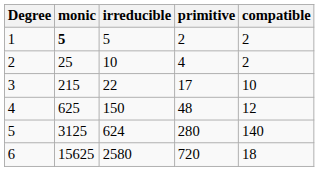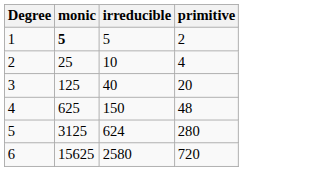- column: (276, 16)
(69, 85) 215 -> (69, 85) 125
(110, 85) 22 -> (110, 85) 40
(185, 85) 17 -> (185, 85) 20
